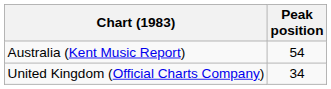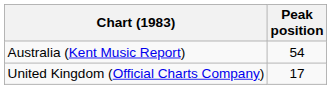(297, 73) 34 -> (297, 73) 17
